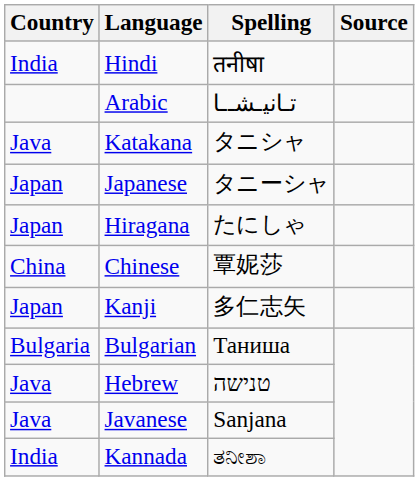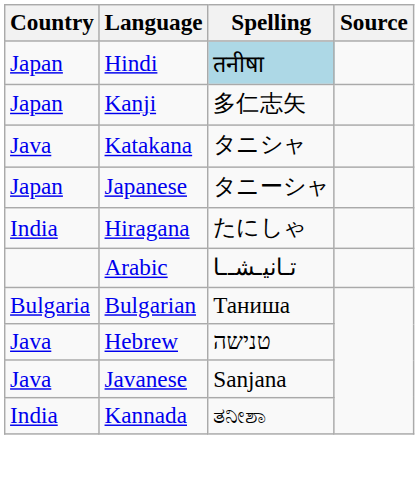(34, 62) India -> (36, 62) Japan
(239, 64) no background -> (239, 64) lightblue background
rows swapped: (130, 307) <-> (136, 103)
(36, 224) Japan -> (34, 227) India
- row: (142, 266)
